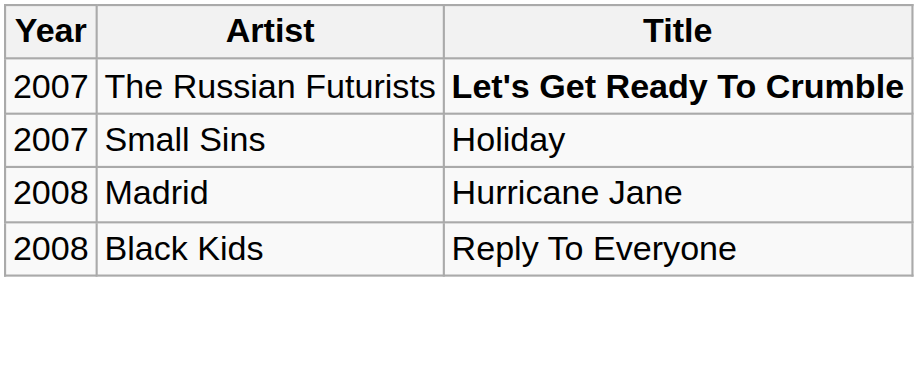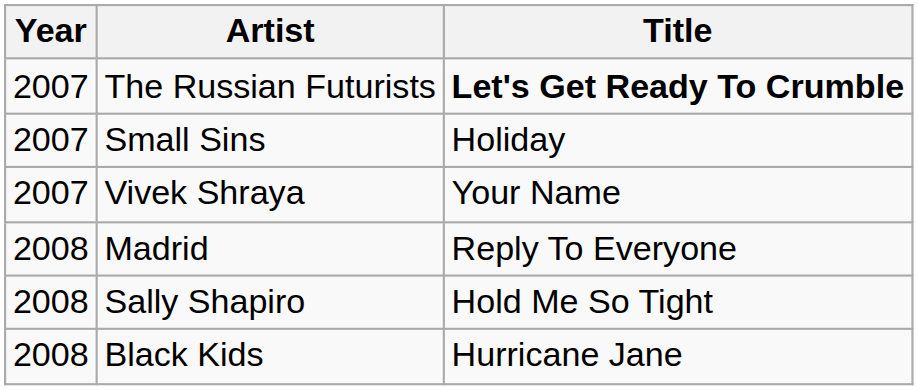+ row: (205, 193)
(567, 193) Hurricane Jane -> (594, 247) Reply To Everyone
+ row: (205, 301)
(594, 247) Reply To Everyone -> (567, 355) Hurricane Jane
